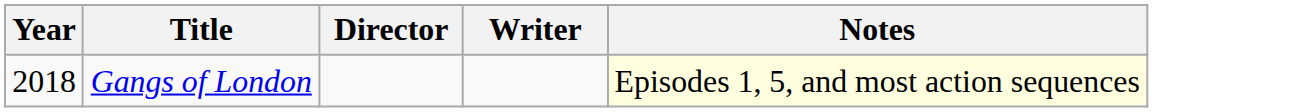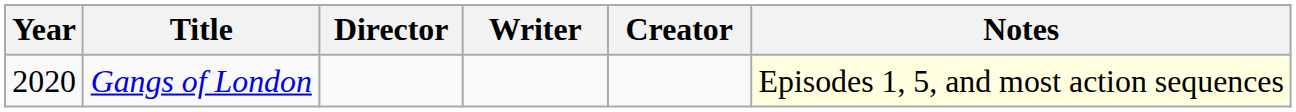+ column: (679, 29)
(44, 80) 2018 -> (44, 80) 2020
